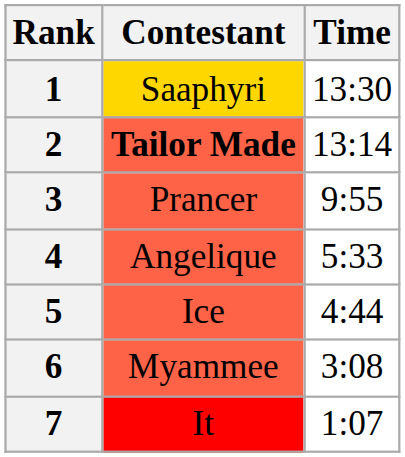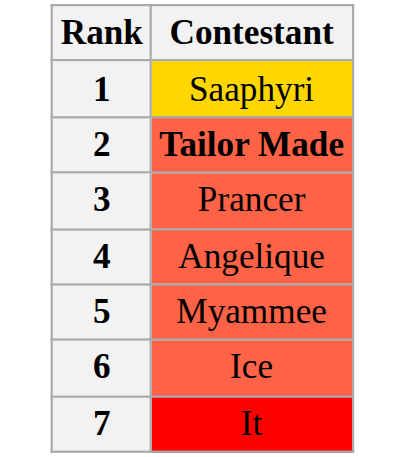- column: (352, 32)
(203, 311) Ice -> (252, 311) Myammee
(203, 367) Myammee -> (252, 367) Ice
